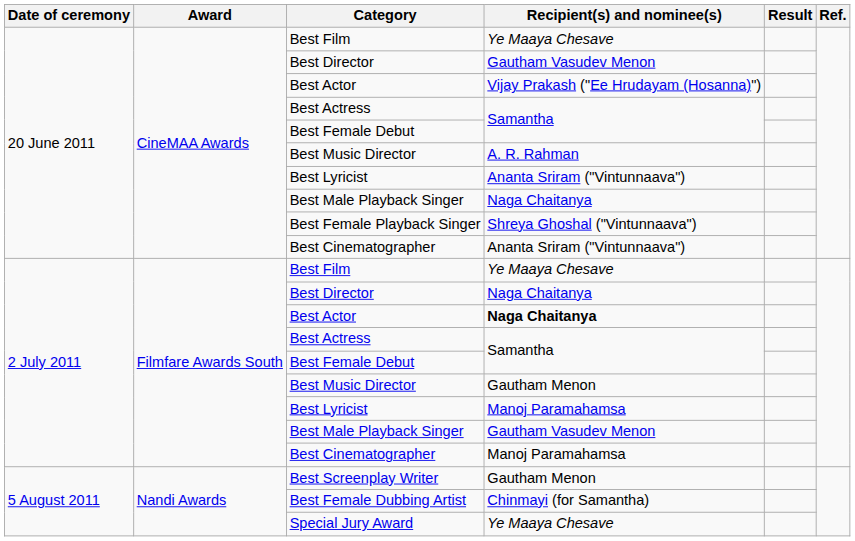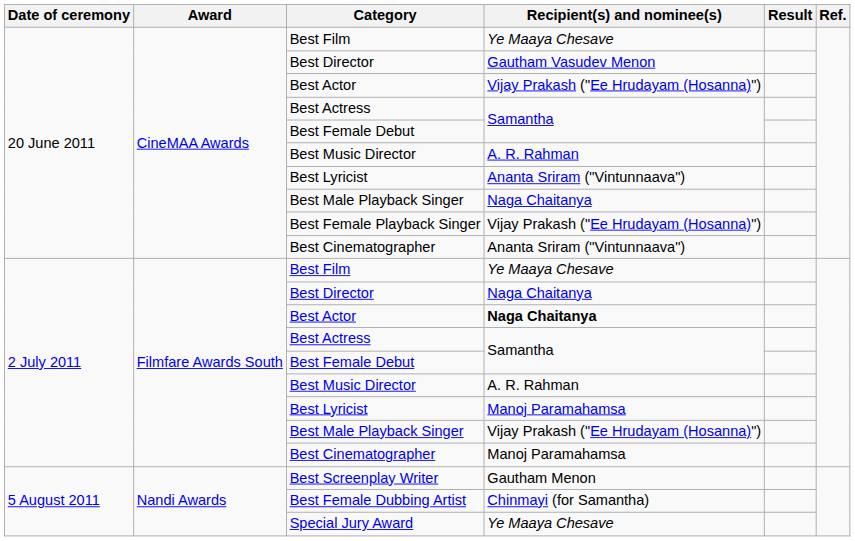(592, 223) Shreya Ghoshal ("Vintunnaava") -> (624, 223) Vijay Prakash ("Ee Hrudayam (Hosanna)")
(542, 385) Gautham Menon -> (533, 385) A. R. Rahman
(571, 431) Gautham Vasudev Menon -> (624, 431) Vijay Prakash ("Ee Hrudayam (Hosanna)")
